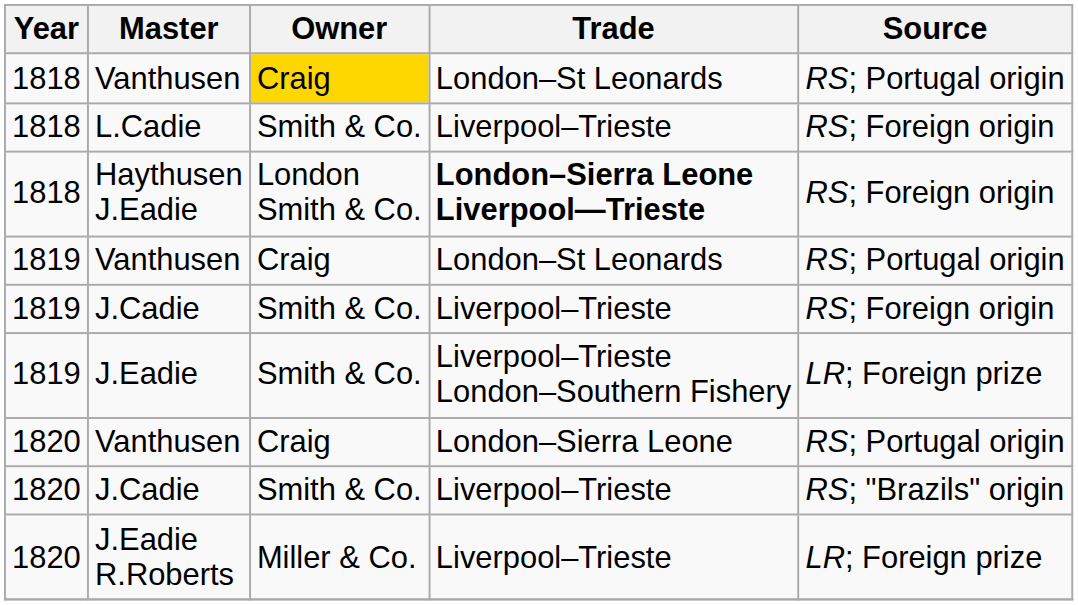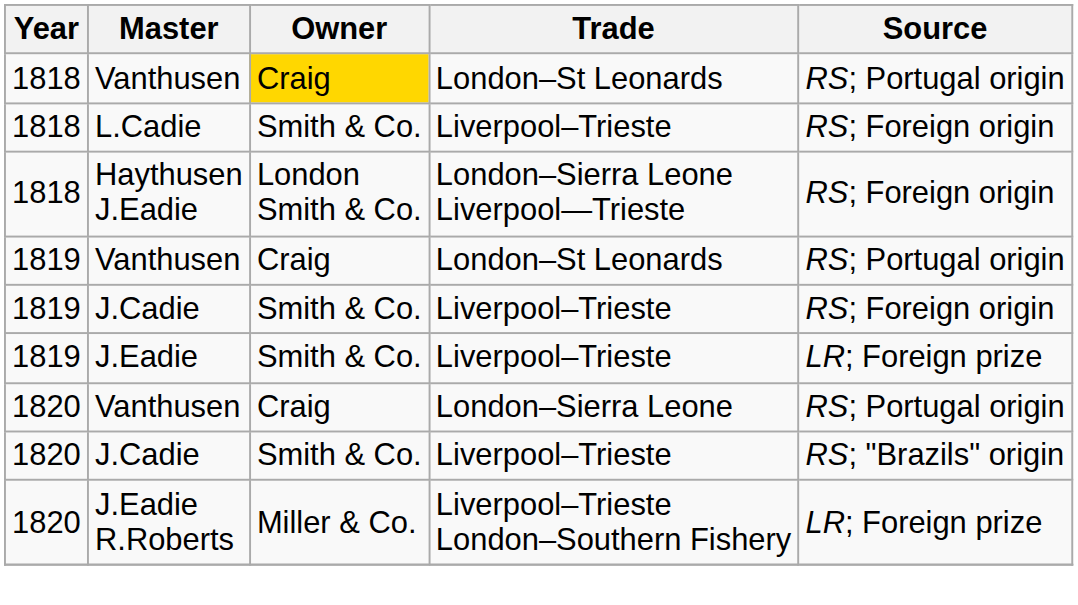(595, 193) bold -> (584, 193) normal
(614, 374) Liverpool–Trieste London–Southern Fishery -> (554, 357) Liverpool–Trieste
(554, 556) Liverpool–Trieste -> (614, 521) Liverpool–Trieste London–Southern Fishery
